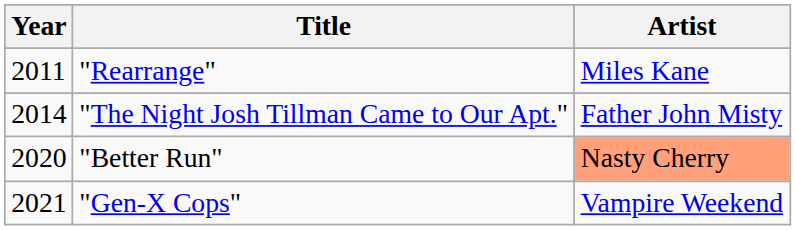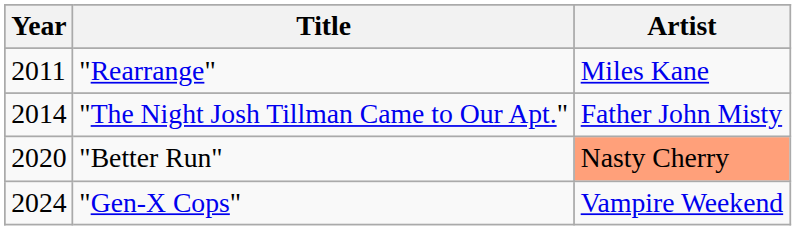(39, 202) 2021 -> (39, 202) 2024
